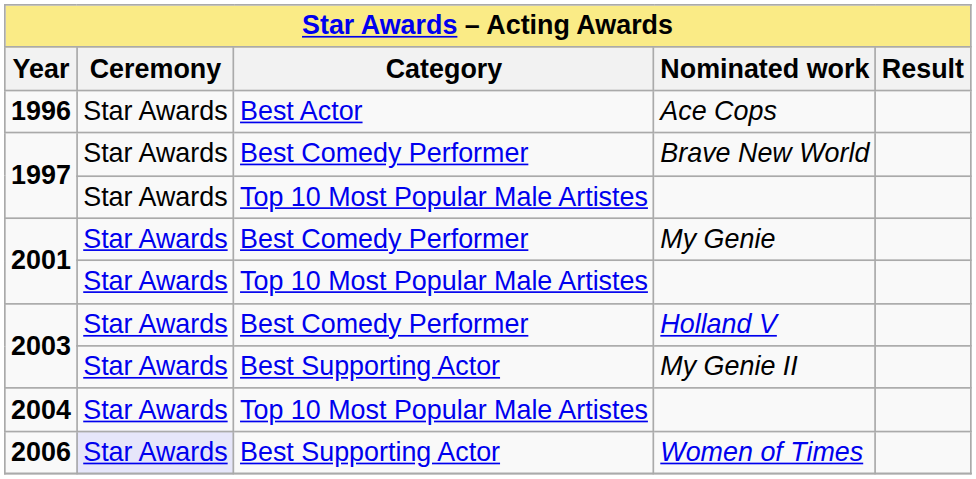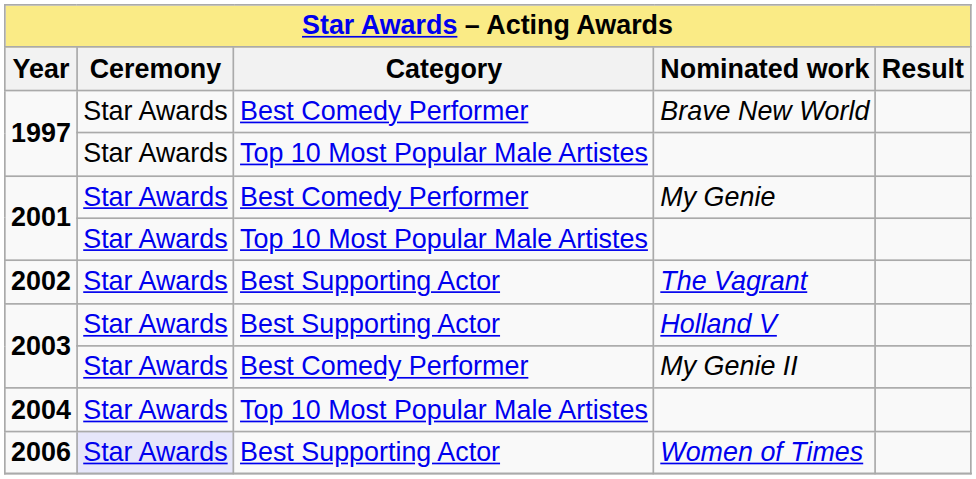- row: (41, 111)
+ row: (41, 281)
(384, 324) Best Comedy Performer -> (370, 324) Best Supporting Actor
(370, 366) Best Supporting Actor -> (384, 366) Best Comedy Performer
